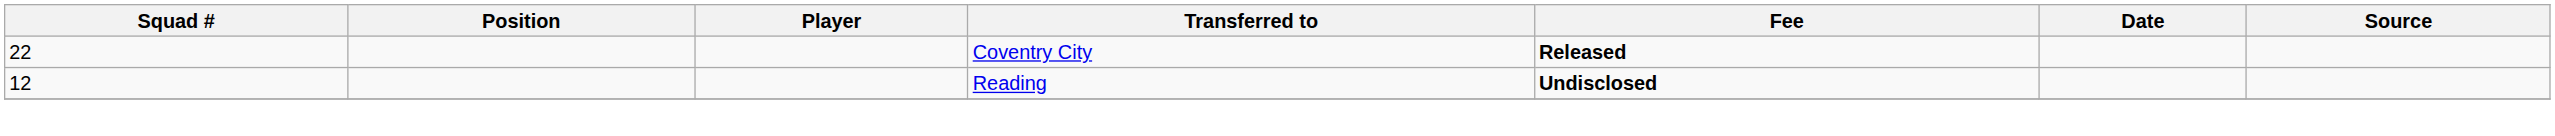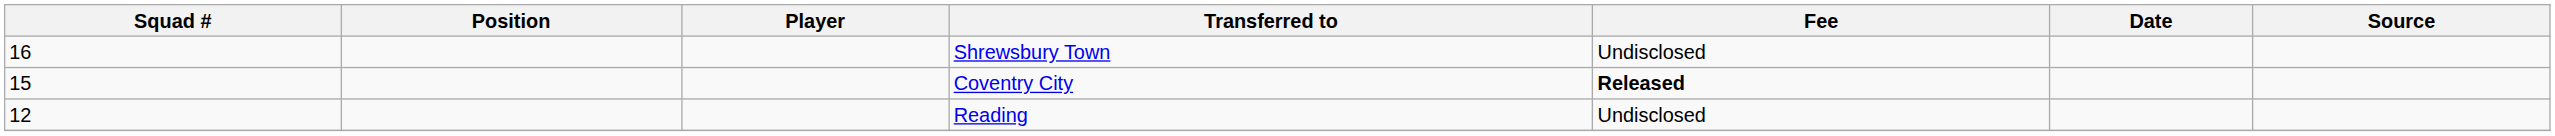+ row: (1032, 52)
(20, 52) 22 -> (20, 84) 15
(1598, 84) bold -> (1652, 115) normal
